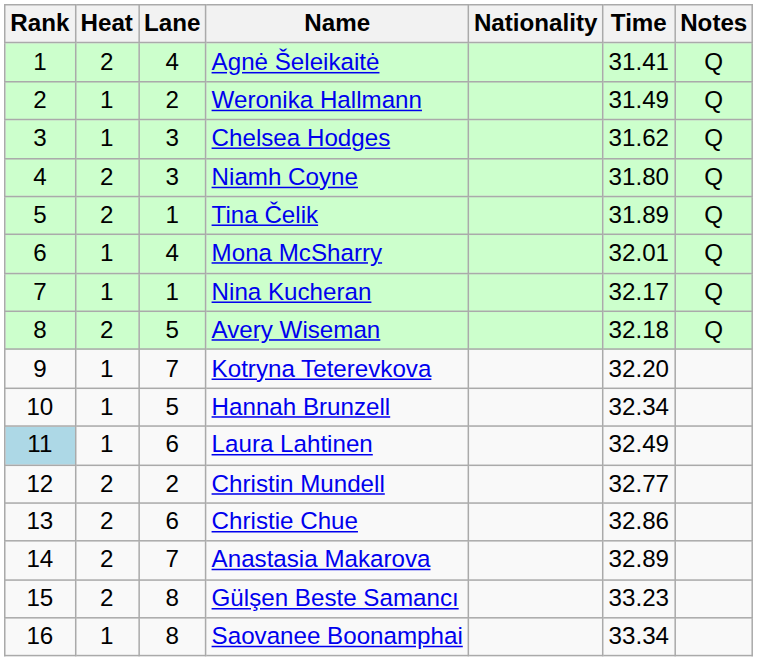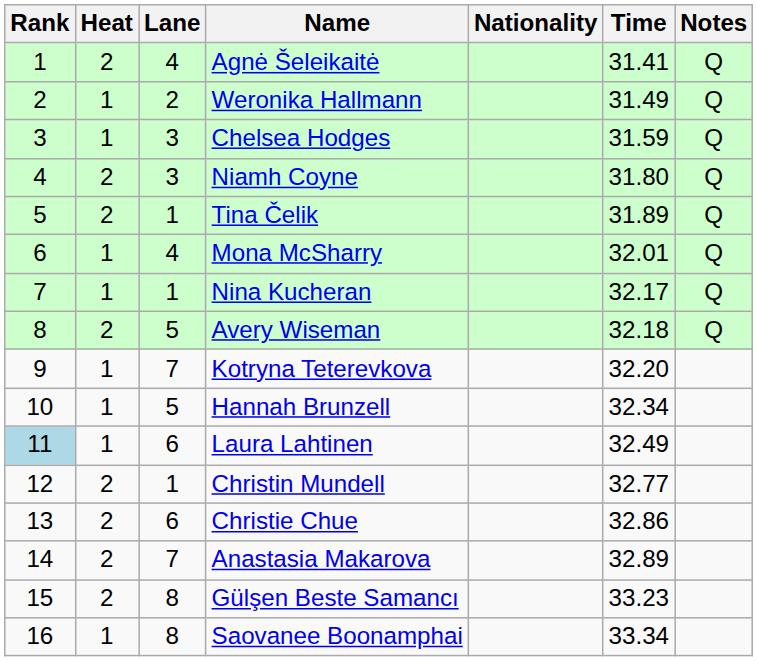(639, 138) 31.62 -> (639, 138) 31.59
(172, 483) 2 -> (172, 483) 1
